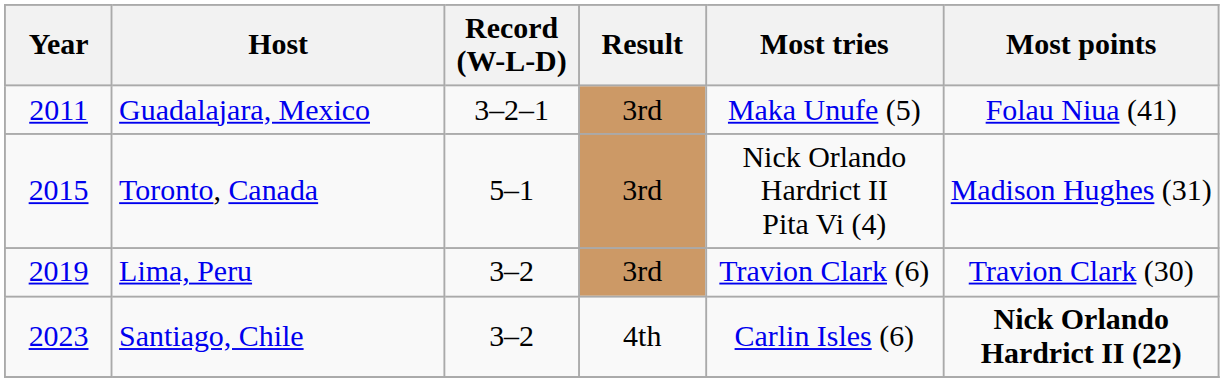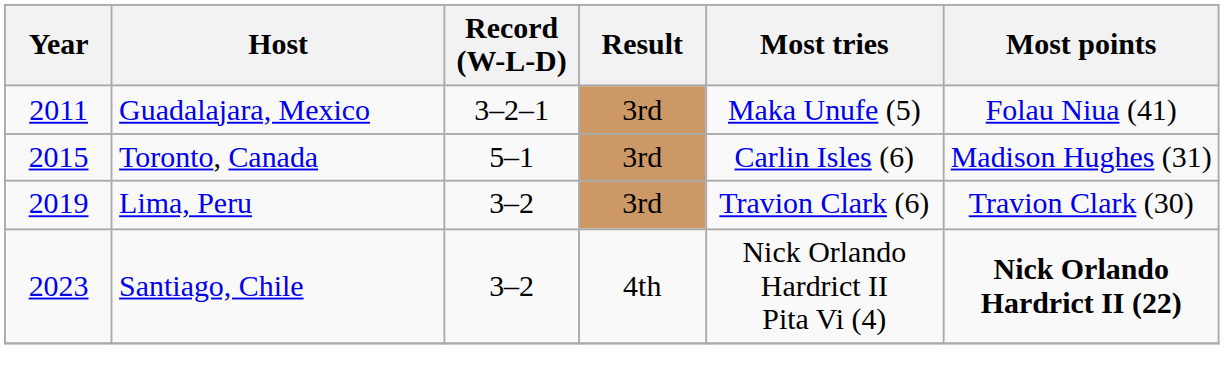(824, 190) Nick Orlando Hardrict II Pita Vi (4) -> (824, 156) Carlin Isles (6)
(824, 335) Carlin Isles (6) -> (824, 285) Nick Orlando Hardrict II Pita Vi (4)
